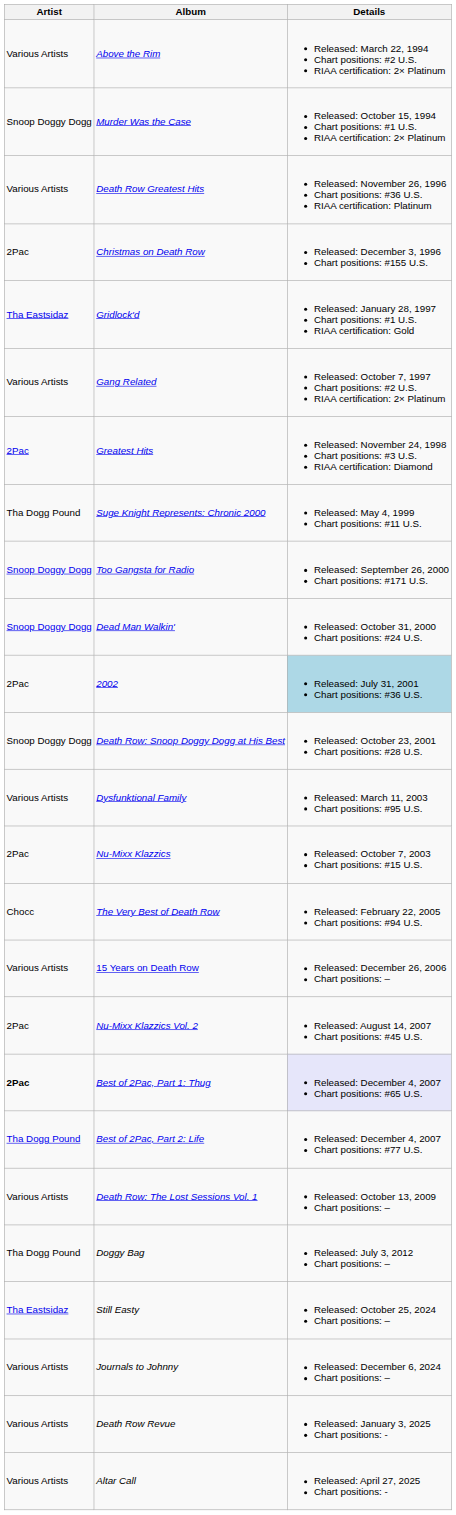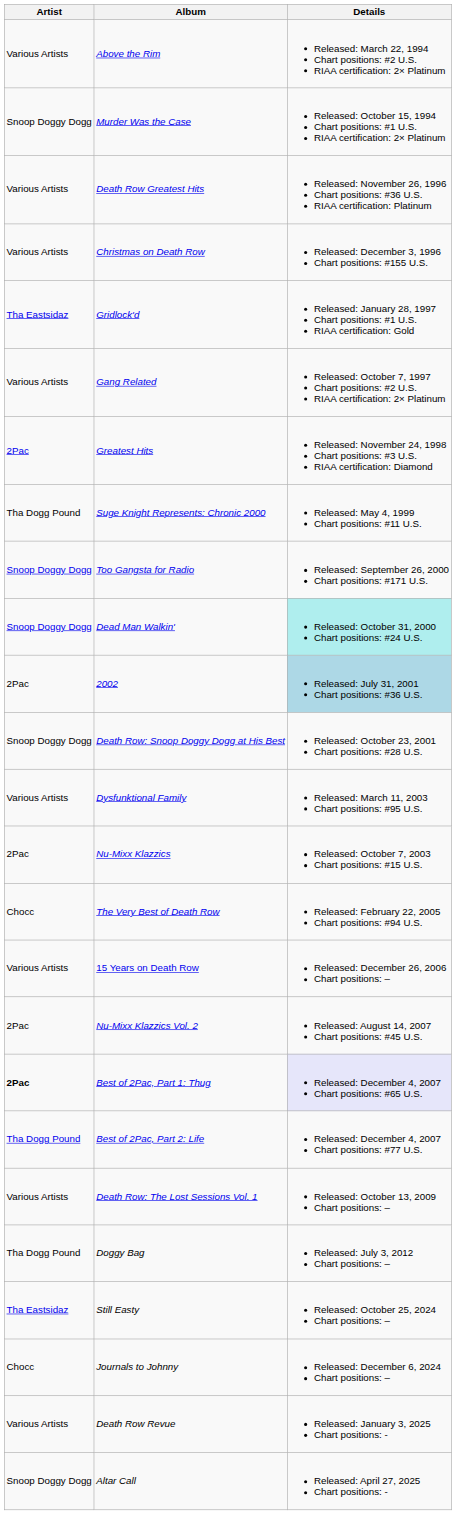(18, 252) 2Pac -> (37, 252) Various Artists
(369, 632) no background -> (369, 632) paleturquoise background
(37, 1367) Various Artists -> (20, 1367) Chocc
(37, 1481) Various Artists -> (49, 1481) Snoop Doggy Dogg
